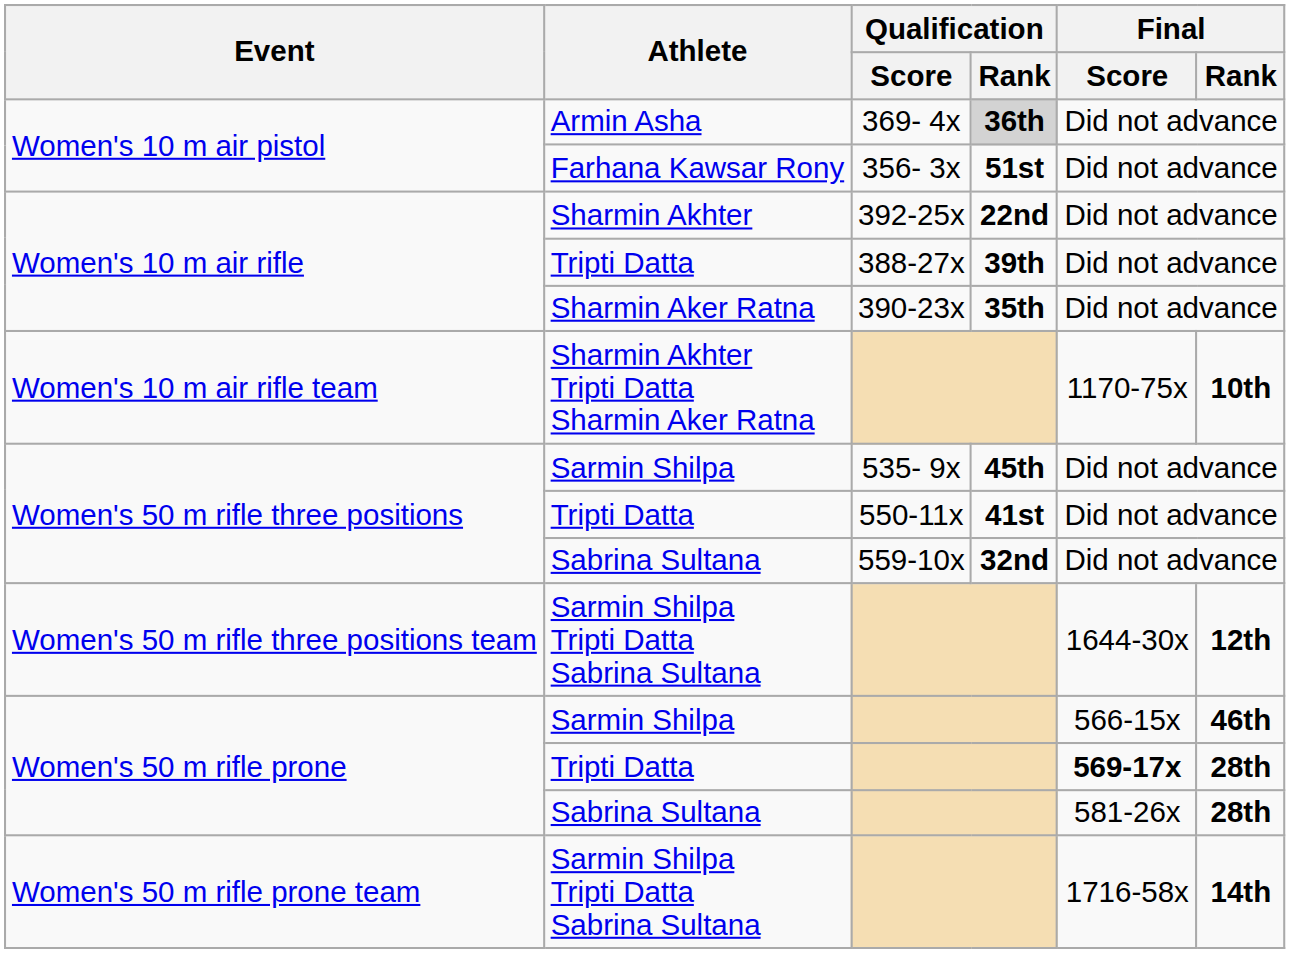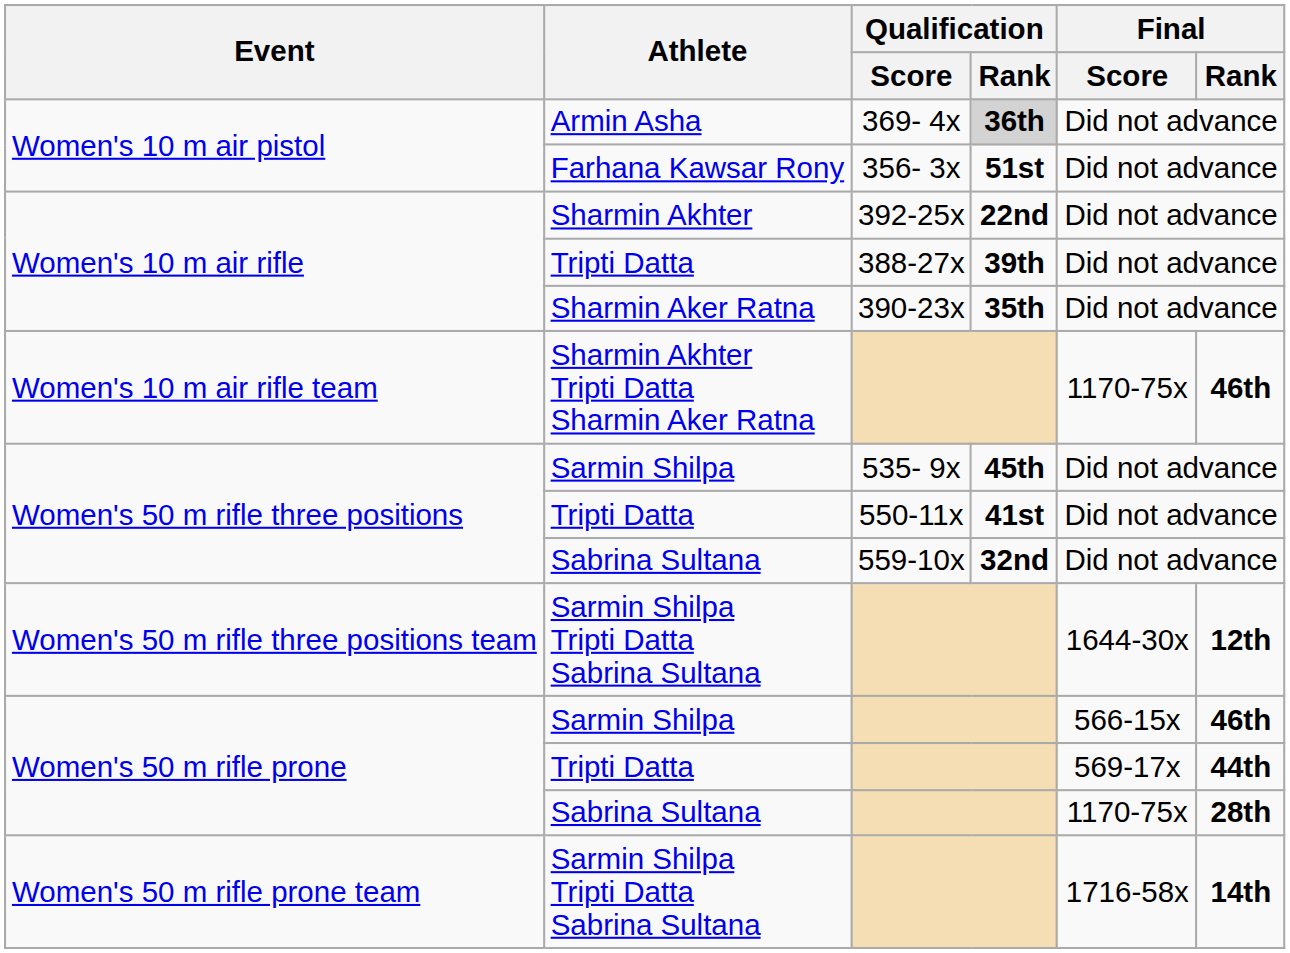(1241, 388) 10th -> (1241, 388) 46th
(1127, 766) bold -> (1127, 766) normal
(1241, 766) 28th -> (1241, 766) 44th
(1127, 813) 581-26x -> (1127, 813) 1170-75x
